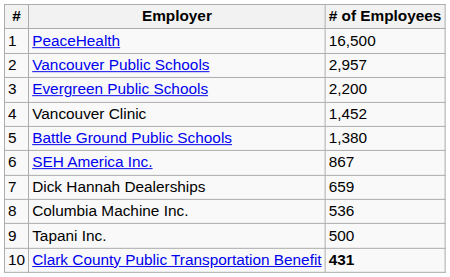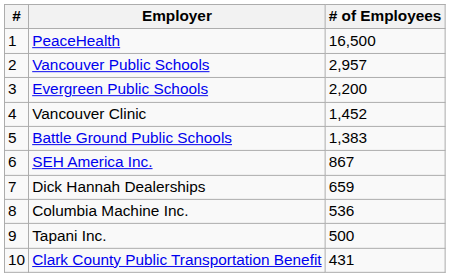(348, 138) 1,380 -> (348, 138) 1,383
(342, 260) bold -> (342, 260) normal
